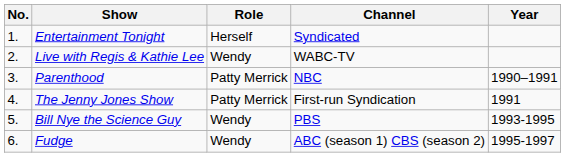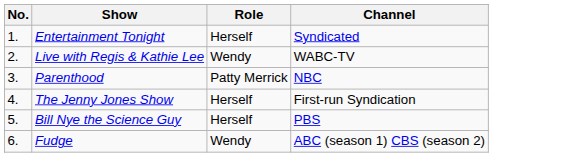- column: (524, 15)
(249, 99) Patty Merrick -> (231, 99) Herself
(231, 120) Wendy -> (231, 120) Herself
